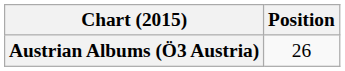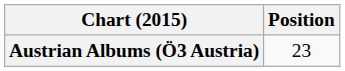(301, 50) 26 -> (301, 50) 23
